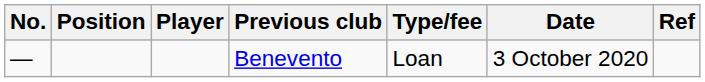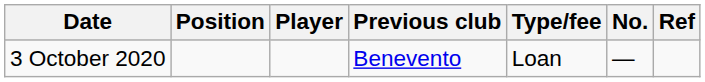columns swapped: (28, 22) <-> (571, 22)
